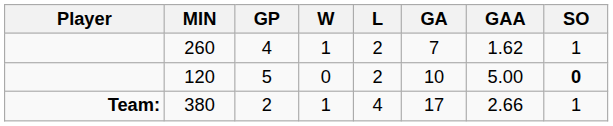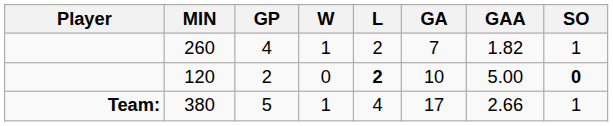(505, 47) 1.62 -> (505, 47) 1.82
(267, 76) 5 -> (267, 76) 2
(377, 76) normal -> (377, 76) bold
(267, 105) 2 -> (267, 105) 5
